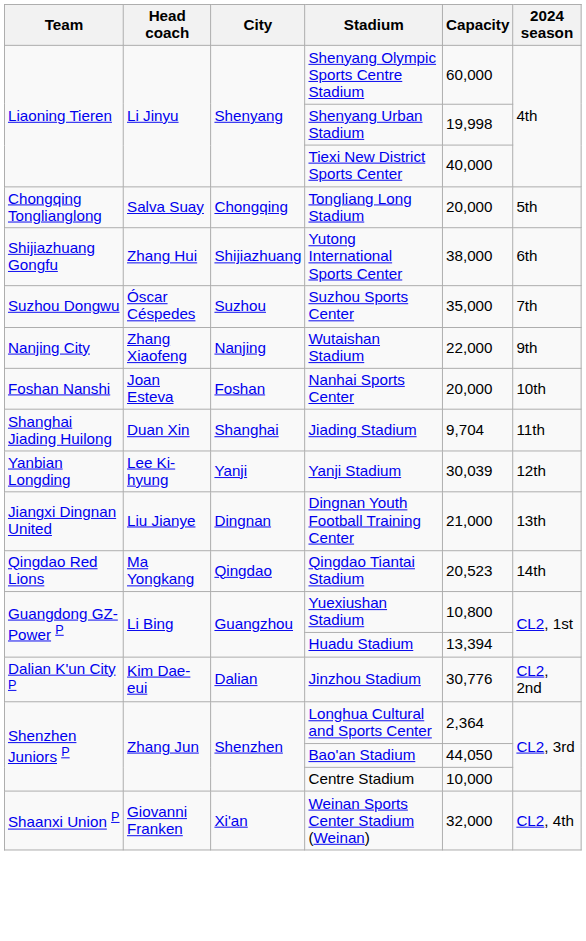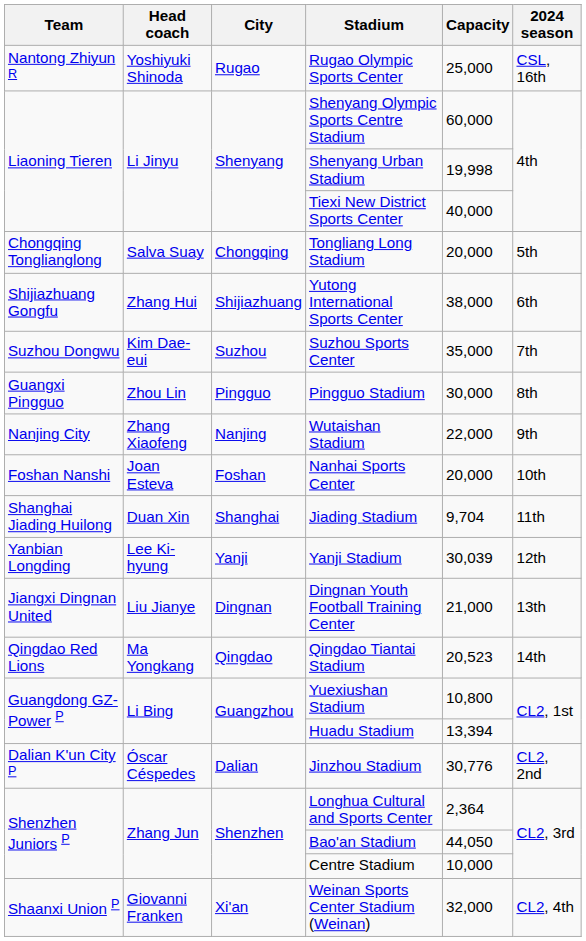+ row: (361, 68)
(161, 306) Óscar Céspedes -> (159, 351) Kim Dae-eui
+ row: (367, 393)
(159, 679) Kim Dae-eui -> (161, 765) Óscar Céspedes
